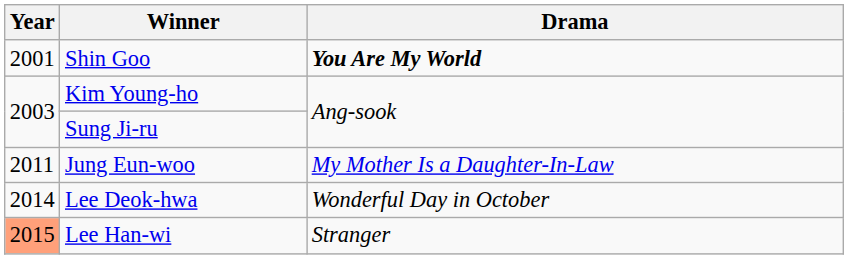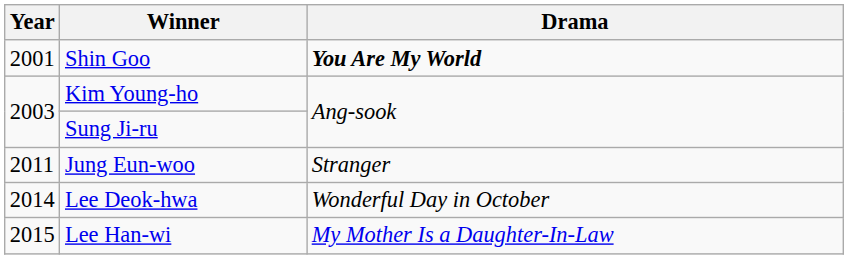(463, 164) My Mother Is a Daughter-In-Law -> (351, 164) Stranger
(32, 235) lightsalmon background -> (32, 235) no background
(351, 235) Stranger -> (463, 235) My Mother Is a Daughter-In-Law
